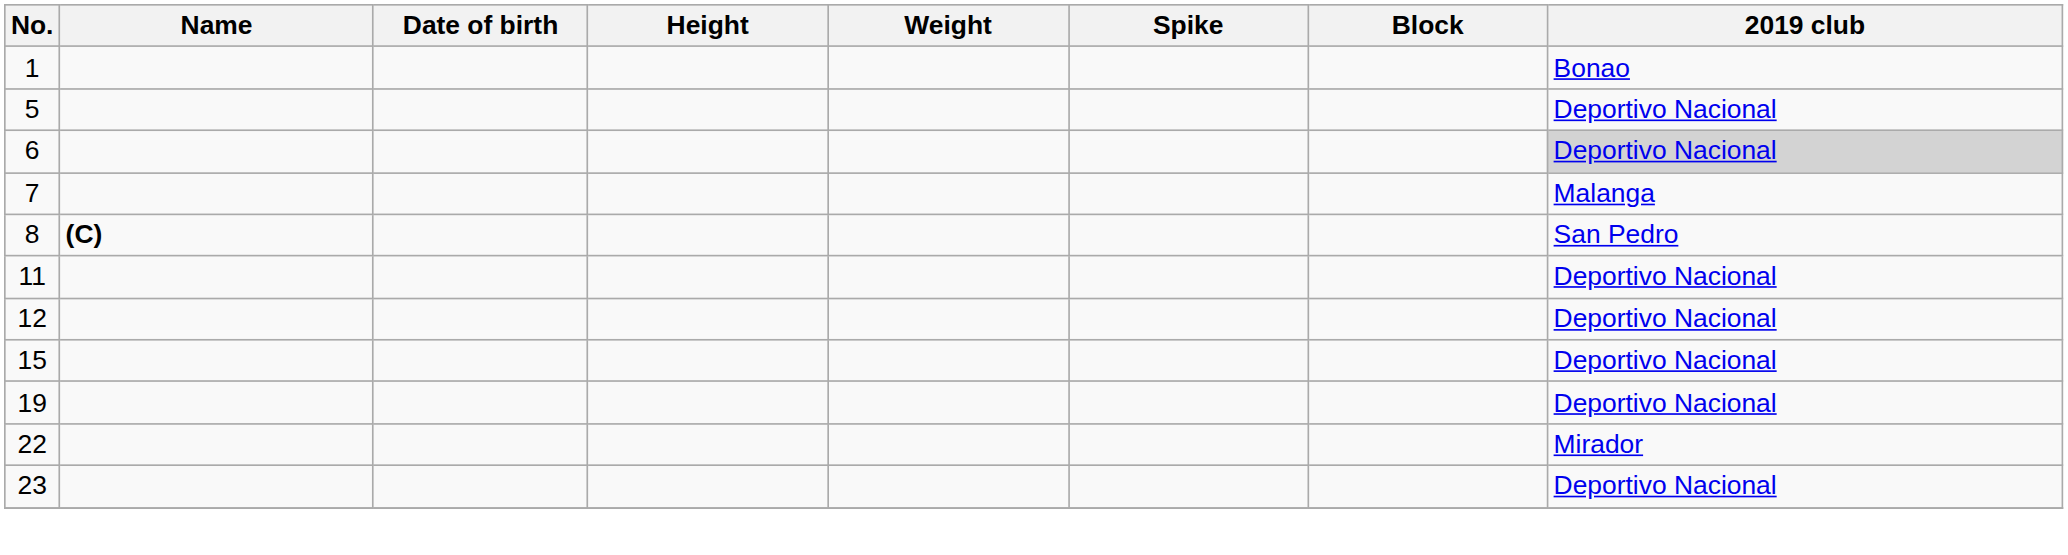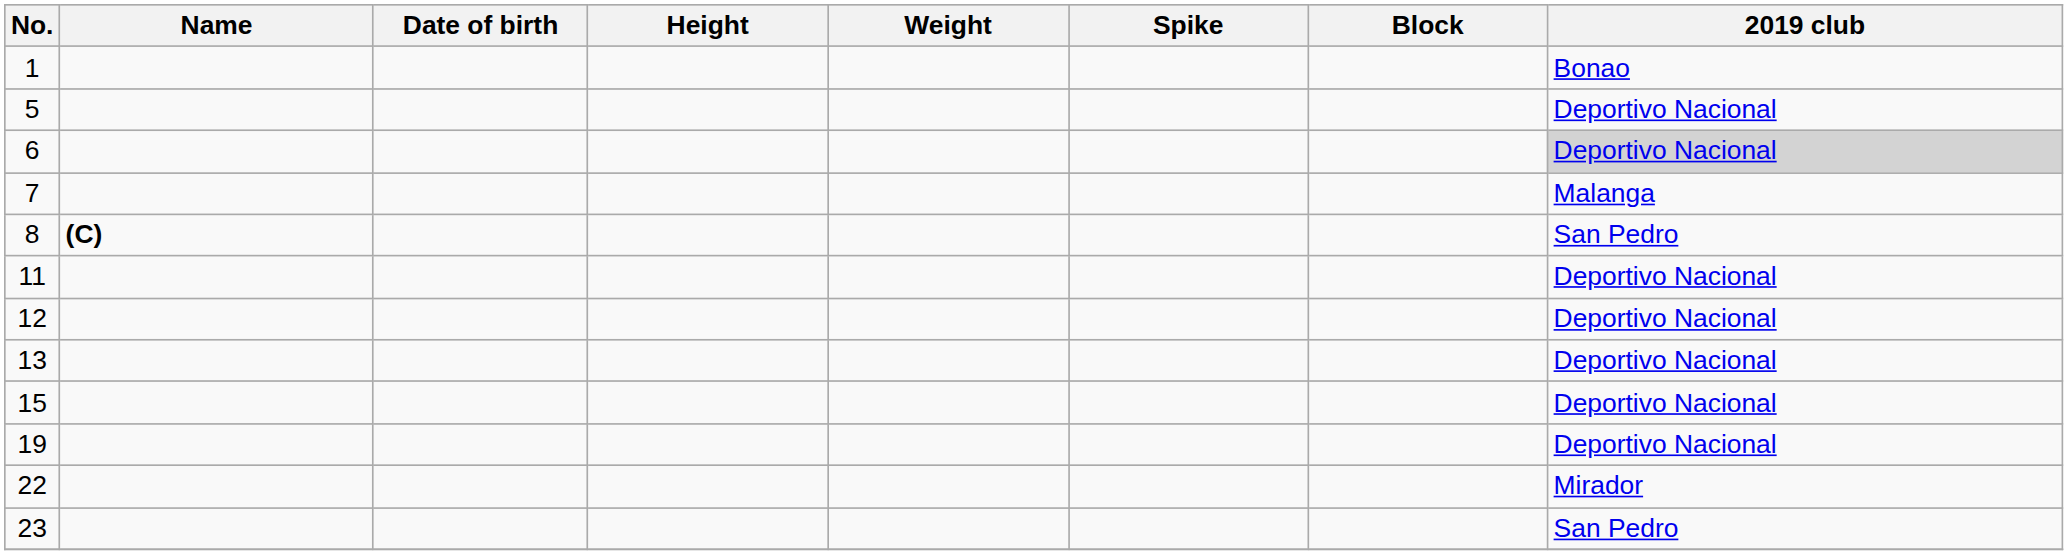+ row: (32, 360)
(1665, 485) Deportivo Nacional -> (1616, 527) San Pedro
